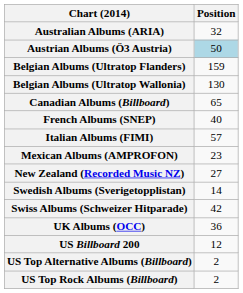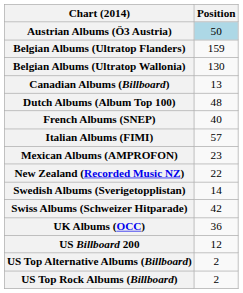- row: (99, 31)
(216, 102) 65 -> (216, 84) 13
+ row: (99, 102)
(216, 173) 27 -> (216, 173) 22
